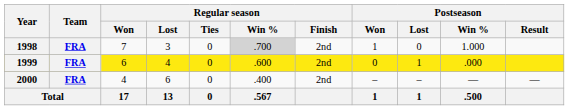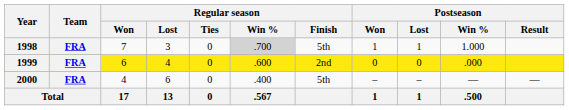(324, 46) 2nd -> (324, 46) 5th
(419, 46) 0 -> (419, 46) 1
(419, 63) 1 -> (419, 63) 0
(324, 80) 2nd -> (324, 80) 5th
